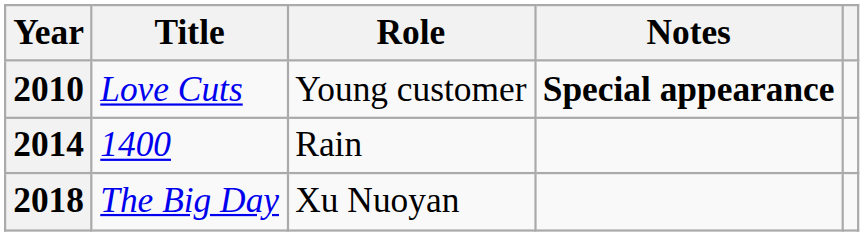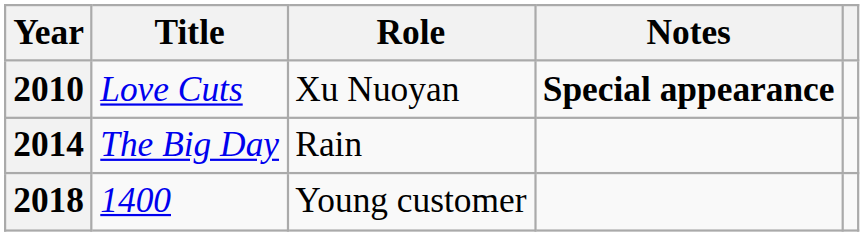(411, 88) Young customer -> (377, 88) Xu Nuoyan
(136, 144) 1400 -> (190, 144) The Big Day
(190, 200) The Big Day -> (136, 200) 1400
(377, 200) Xu Nuoyan -> (411, 200) Young customer
